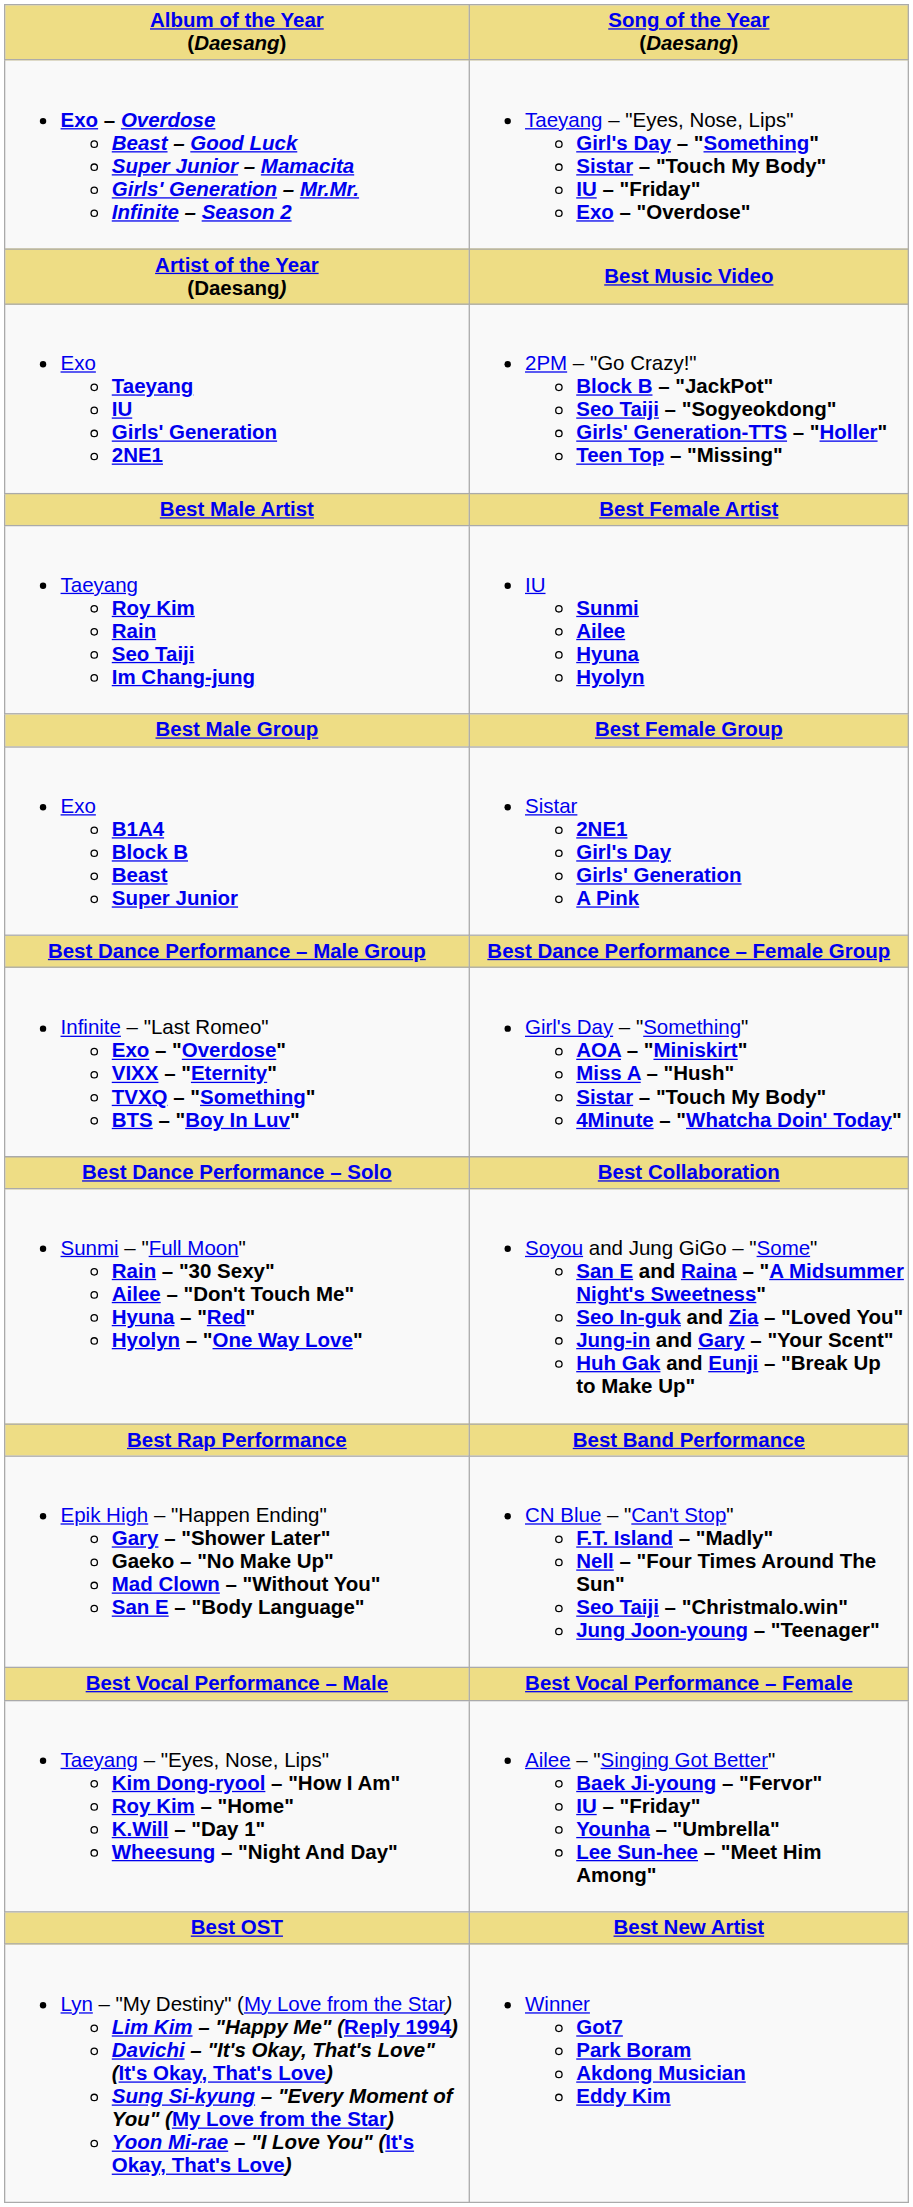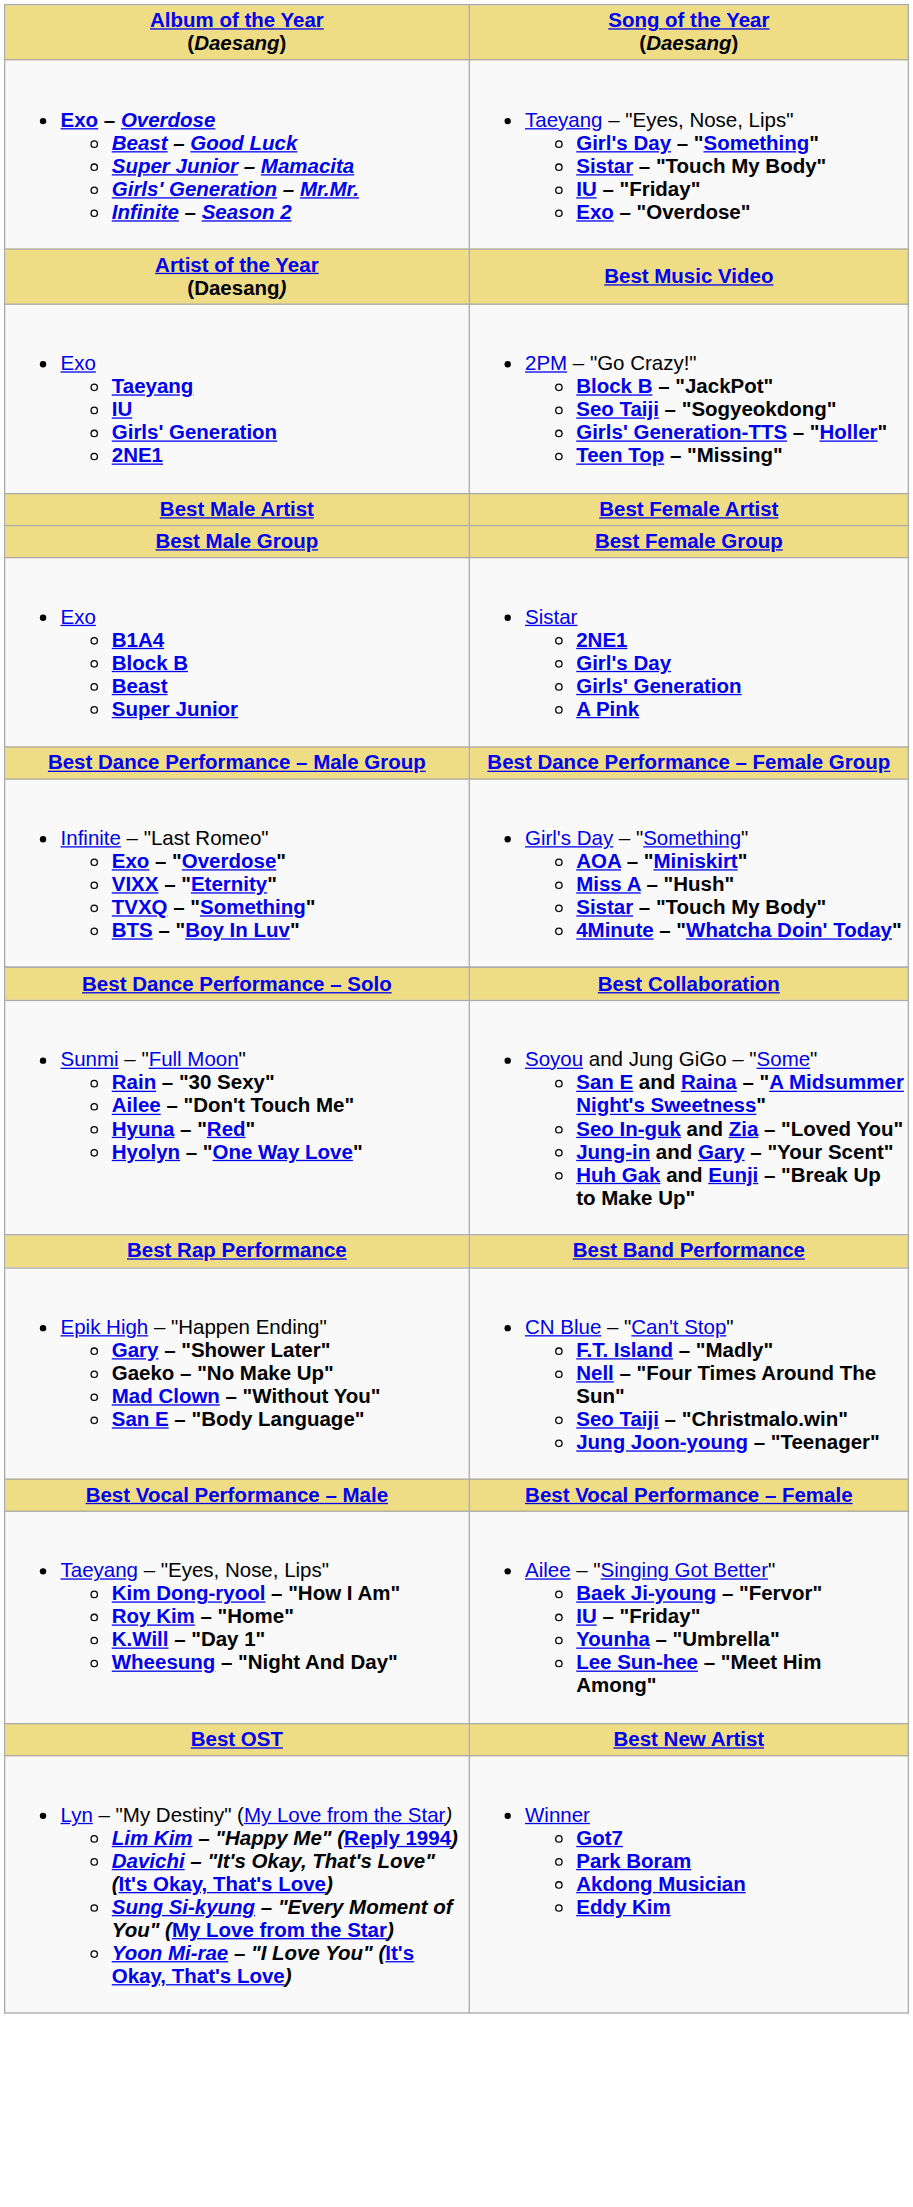- row: (237, 631)
